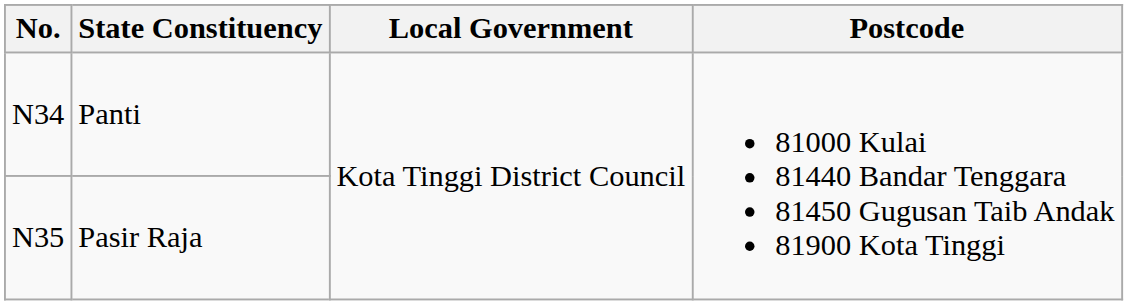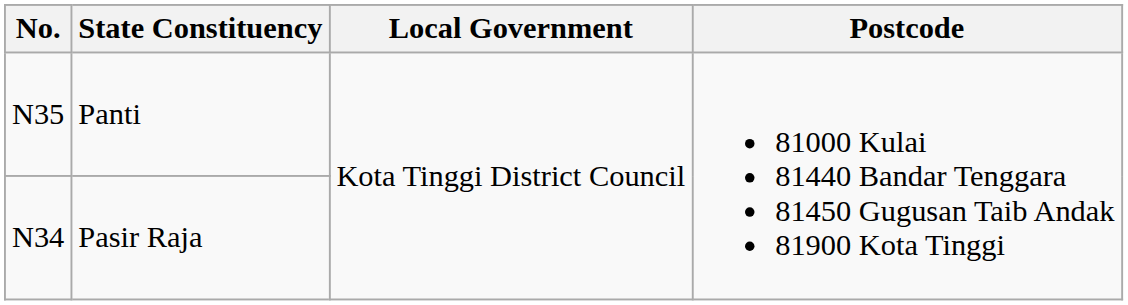(38, 114) N34 -> (38, 114) N35
(38, 237) N35 -> (38, 237) N34
